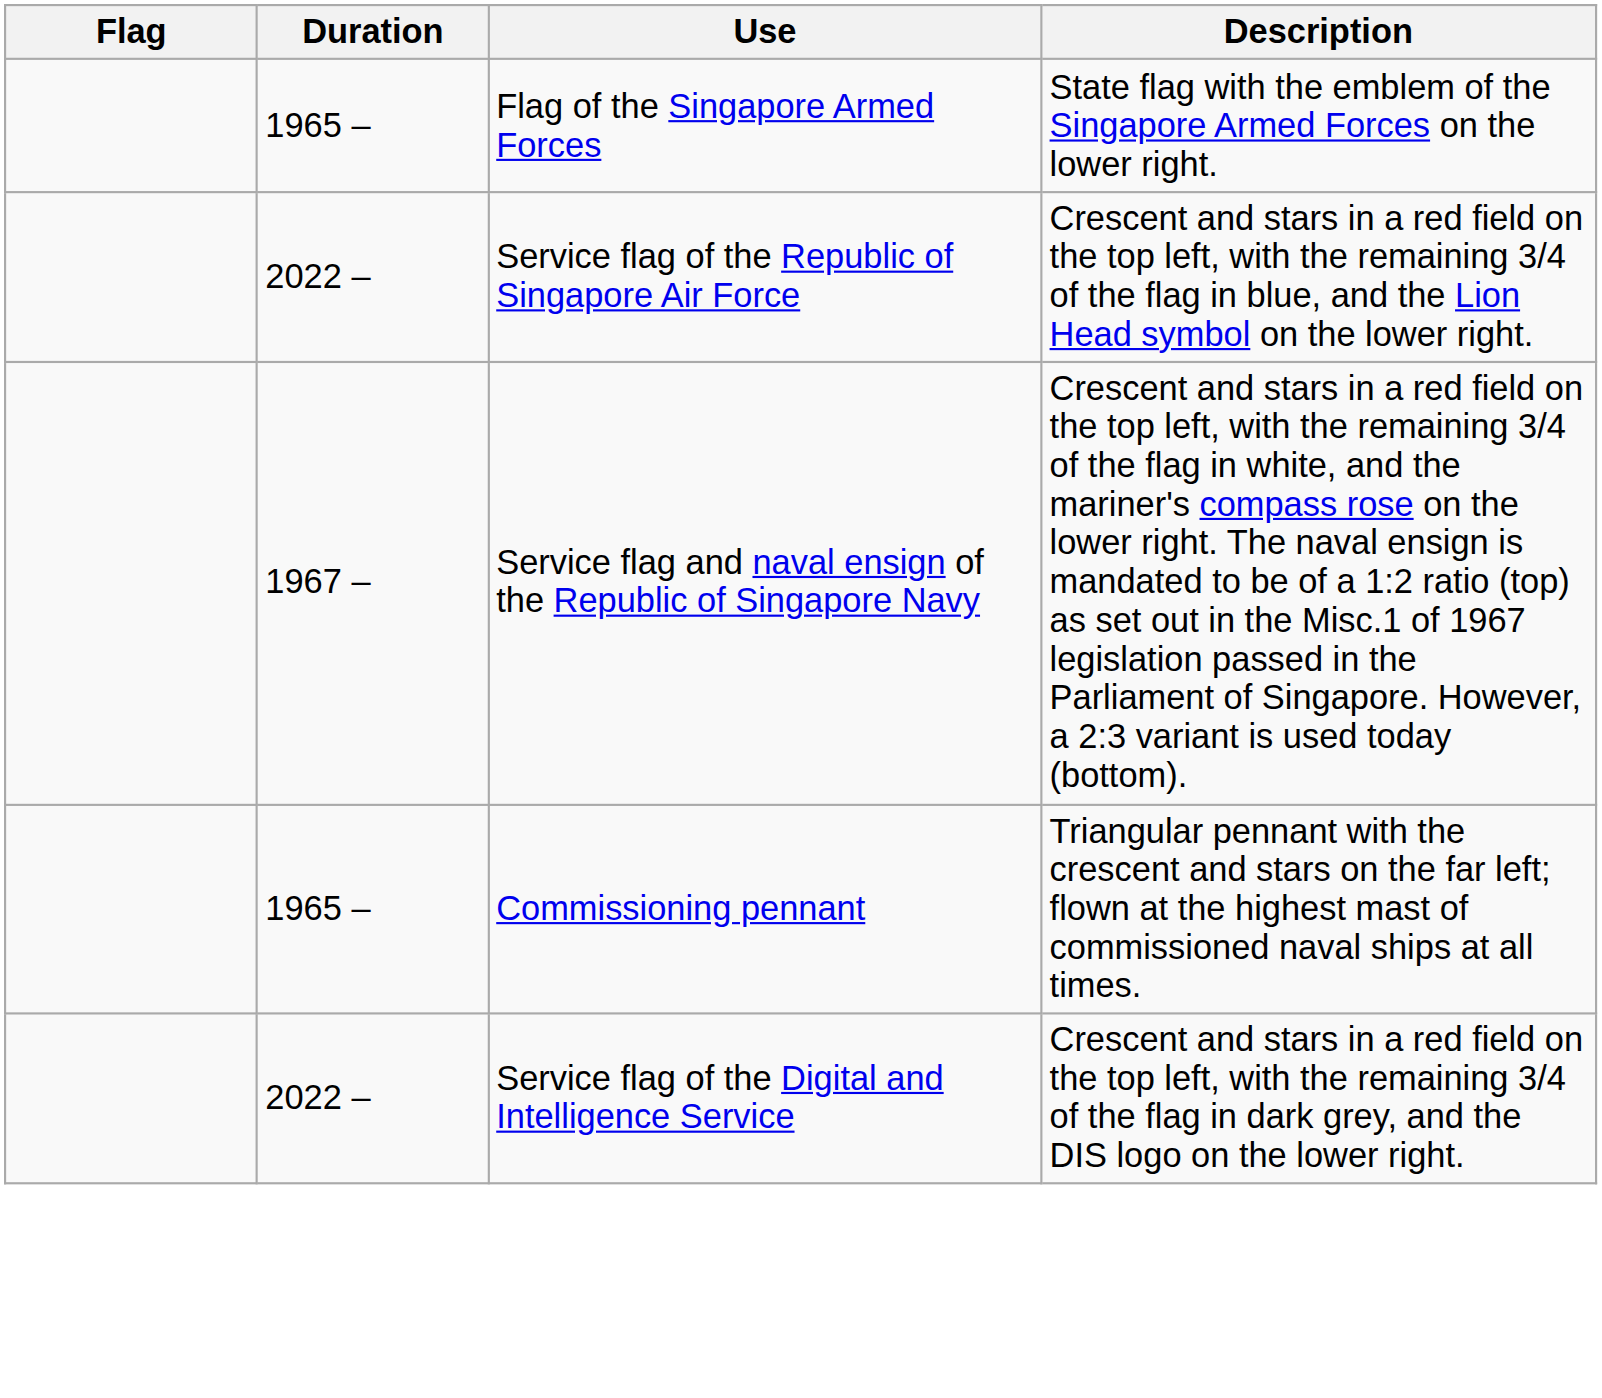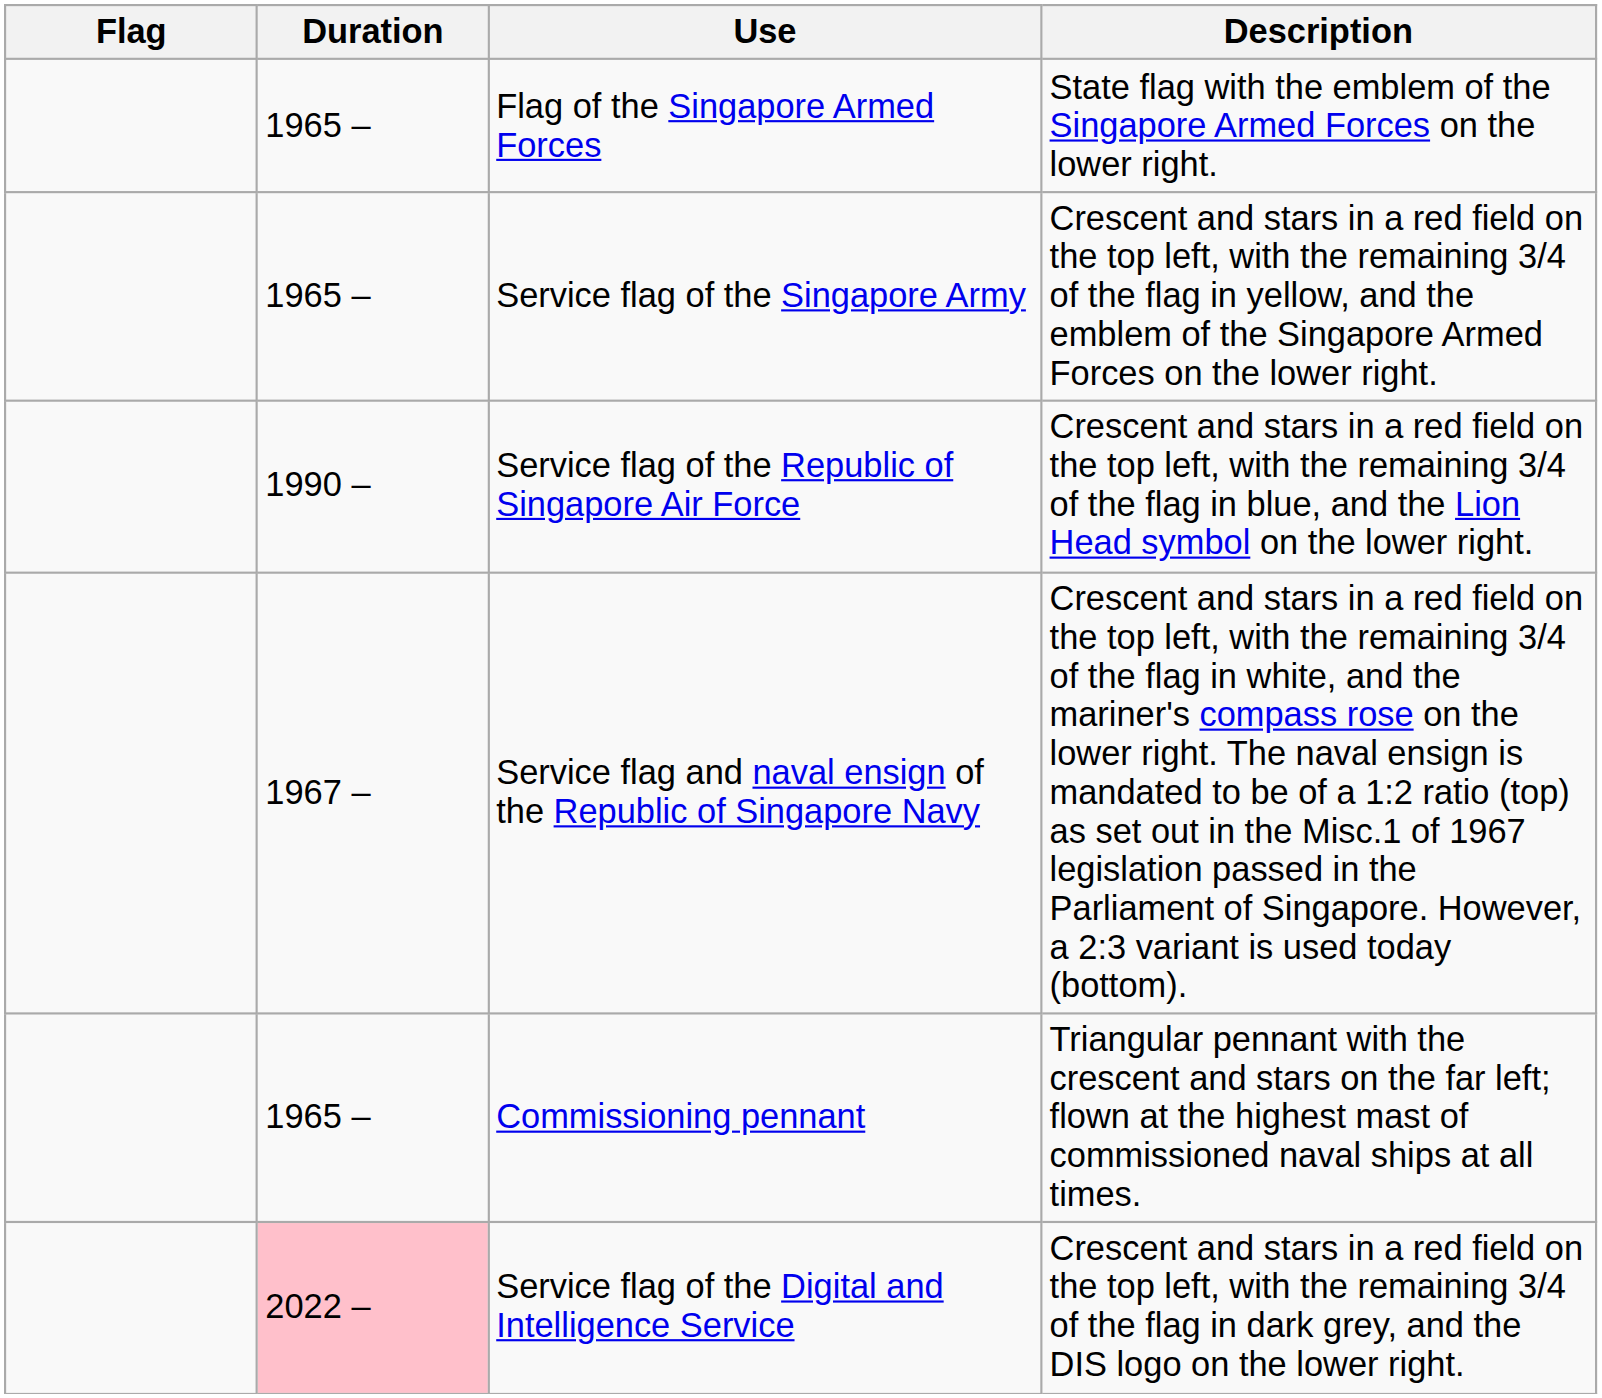+ row: (761, 295)
(318, 276) 2022 – -> (318, 485) 1990 –
(318, 1097) no background -> (318, 1307) pink background
